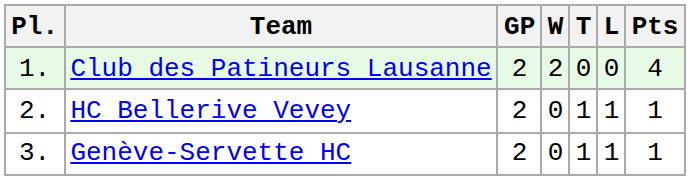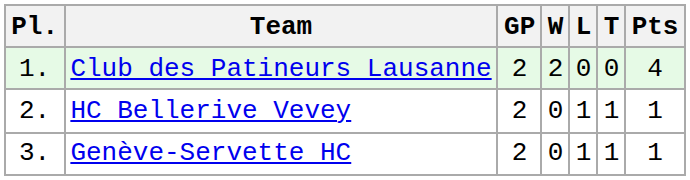columns swapped: (583, 26) <-> (611, 26)
